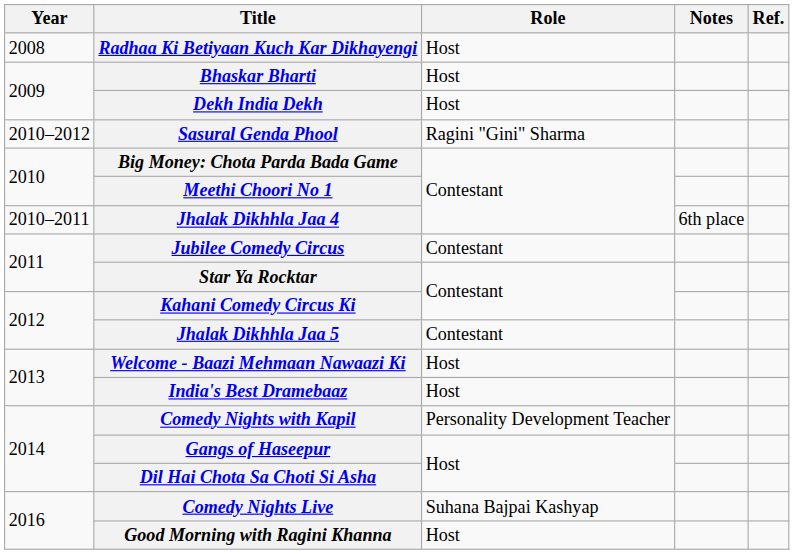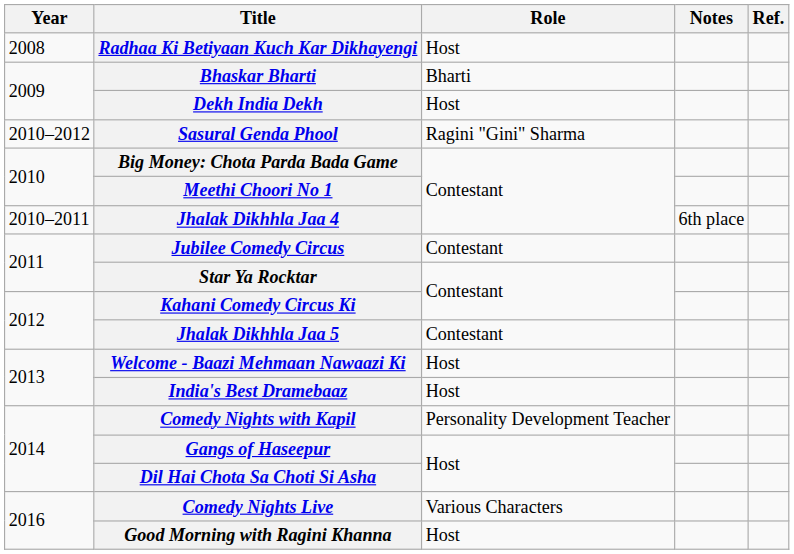(443, 76) Host -> (448, 76) Bharti
(512, 506) Suhana Bajpai Kashyap -> (494, 506) Various Characters
